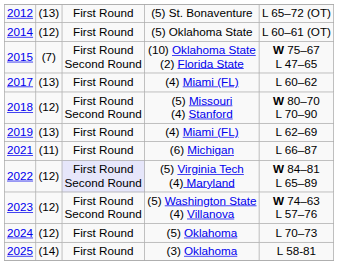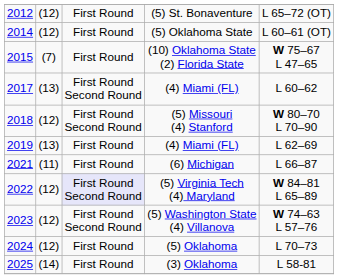(49, 13) (13) -> (49, 13) (12)
(103, 57) First Round Second Round -> (103, 57) First Round
(103, 82) First Round -> (103, 89) First Round Second Round
